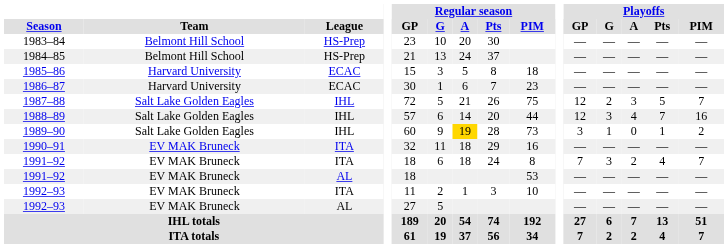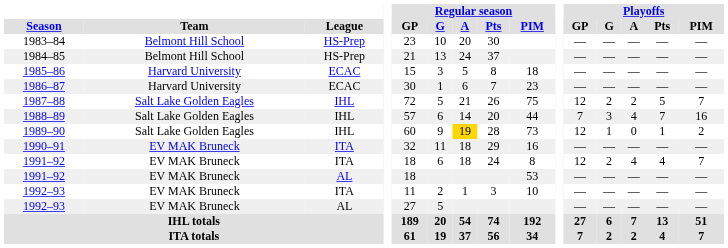(634, 101) 3 -> (634, 101) 2
(580, 116) 12 -> (580, 116) 7
(580, 131) 3 -> (580, 131) 12
(580, 161) 7 -> (580, 161) 12
(609, 161) 3 -> (609, 161) 2
(634, 161) 2 -> (634, 161) 4
